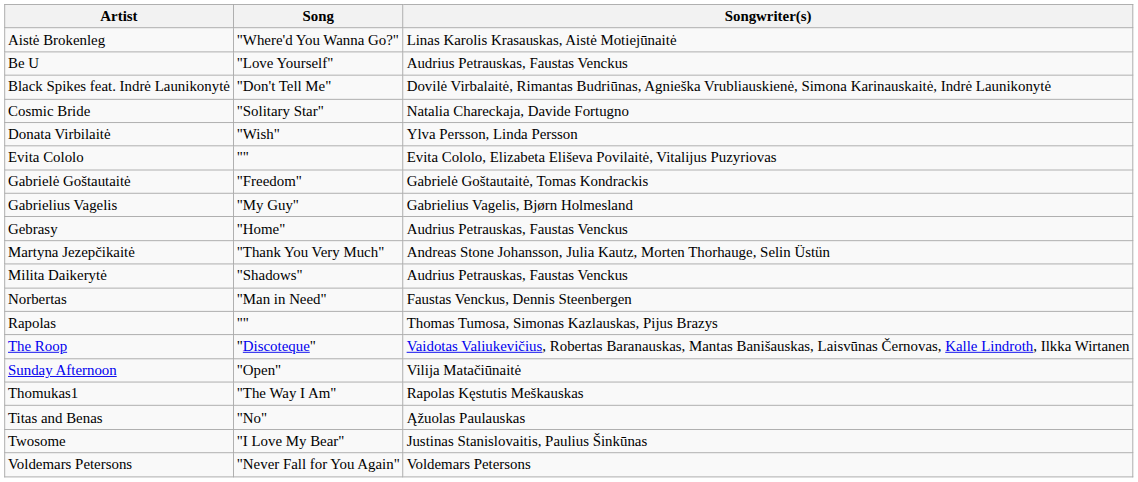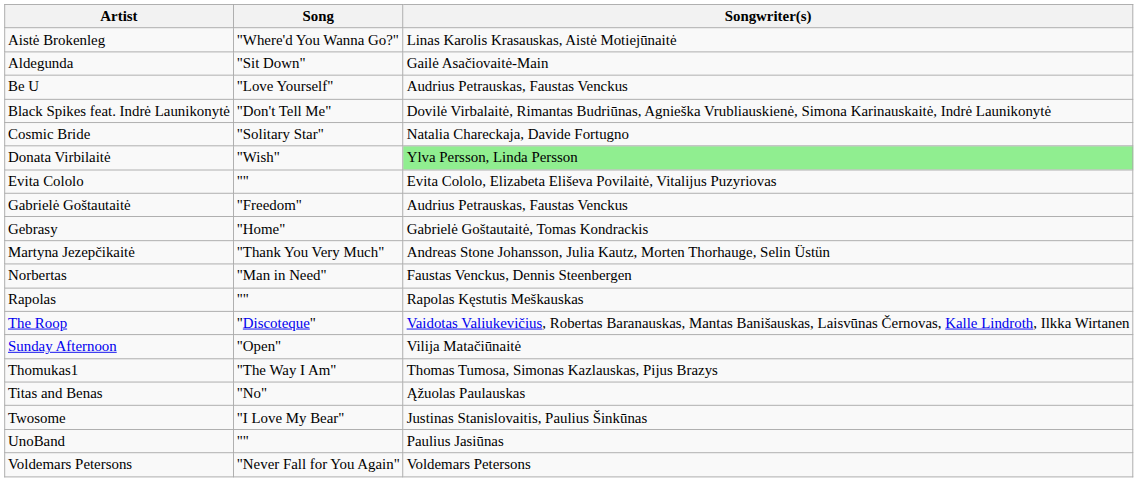+ row: (41, 63)
(492, 134) no background -> (492, 157) lightgreen background
(527, 181) Gabrielė Goštautaitė, Tomas Kondrackis -> (517, 205) Audrius Petrauskas, Faustas Venckus
- row: (63, 205)
(517, 228) Audrius Petrauskas, Faustas Venckus -> (527, 228) Gabrielė Goštautaitė, Tomas Kondrackis
- row: (57, 275)
(562, 323) Thomas Tumosa, Simonas Kazlauskas, Pijus Brazys -> (495, 299) Rapolas Kęstutis Meškauskas
(495, 393) Rapolas Kęstutis Meškauskas -> (562, 370) Thomas Tumosa, Simonas Kazlauskas, Pijus Brazys
+ row: (37, 441)
